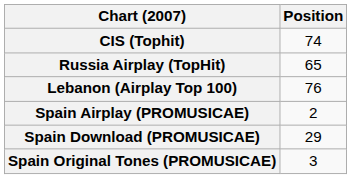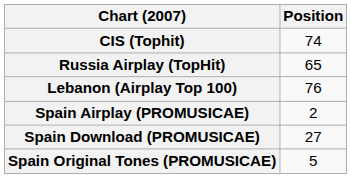(313, 137) 29 -> (313, 137) 27
(313, 161) 3 -> (313, 161) 5
